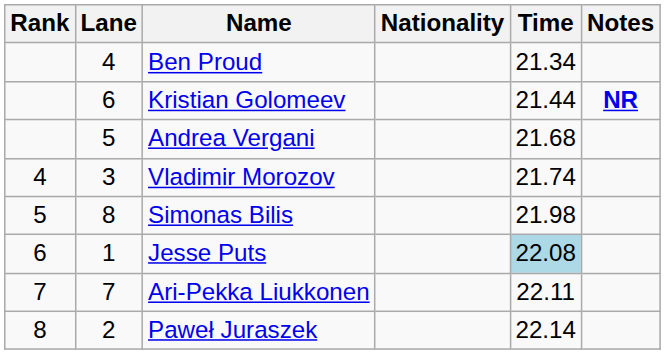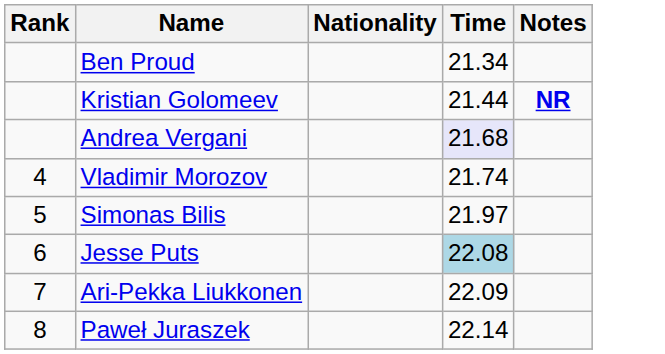- column: (109, 23)
(546, 138) no background -> (478, 138) lavender background
(546, 215) 21.98 -> (478, 215) 21.97
(546, 291) 22.11 -> (478, 291) 22.09
